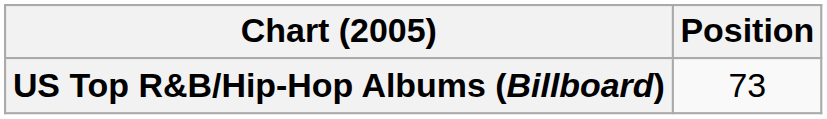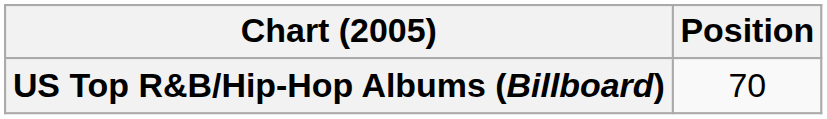(747, 85) 73 -> (747, 85) 70
